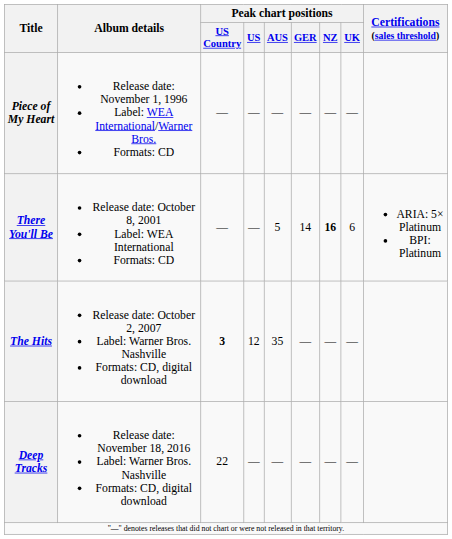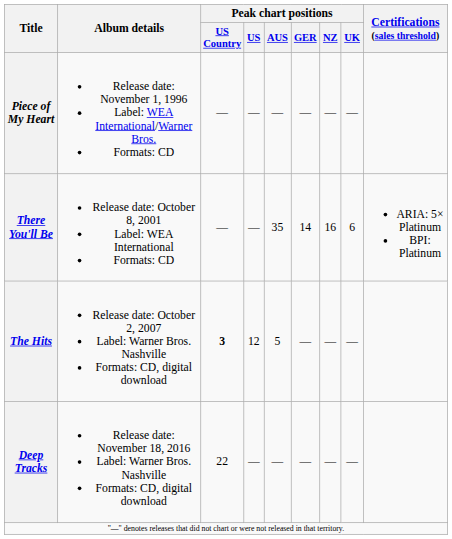(277, 227) 5 -> (277, 227) 35
(330, 227) bold -> (330, 227) normal
(277, 341) 35 -> (277, 341) 5
